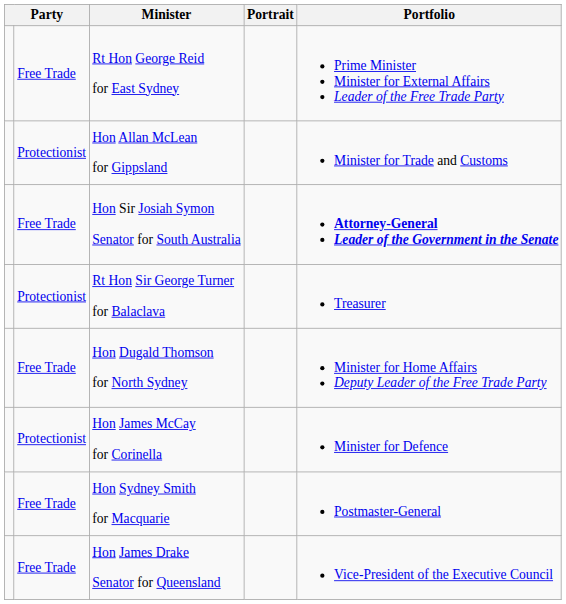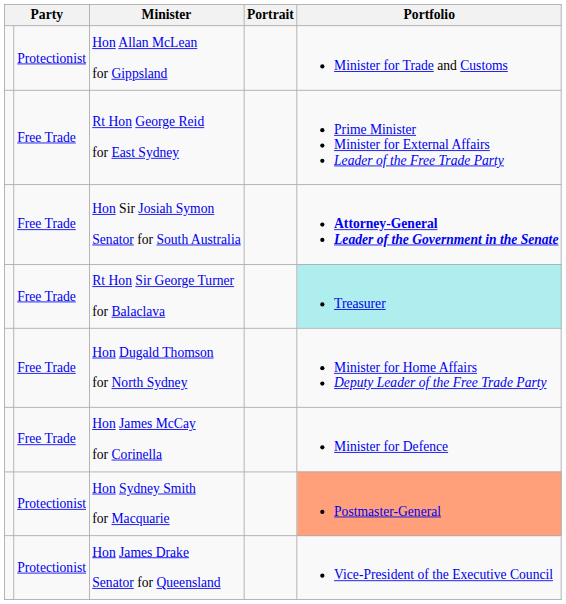rows swapped: (148, 73) <-> (145, 152)
(52, 296) Protectionist -> (47, 296) Free Trade
(429, 304) no background -> (429, 304) paleturquoise background
(52, 439) Protectionist -> (47, 439) Free Trade
(47, 503) Free Trade -> (52, 503) Protectionist
(429, 511) no background -> (429, 511) lightsalmon background
(47, 567) Free Trade -> (52, 567) Protectionist
